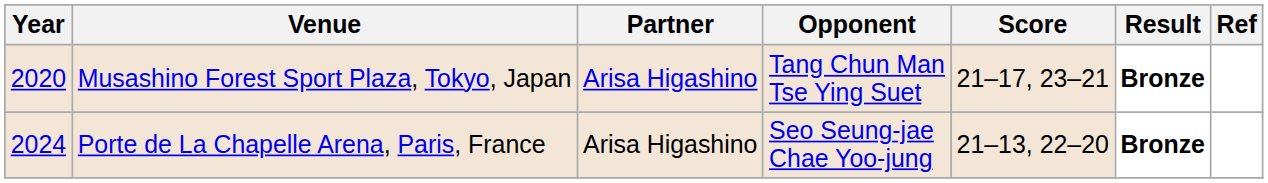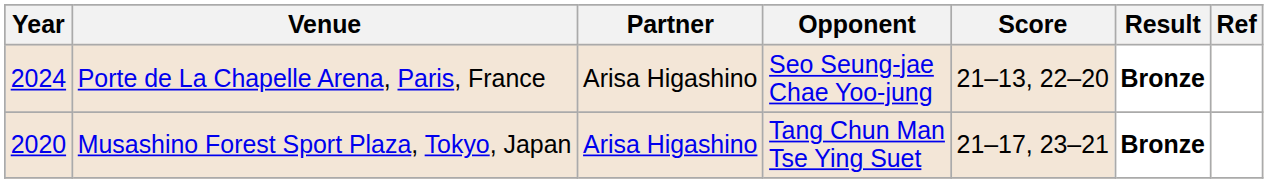rows swapped: (325, 78) <-> (312, 145)
